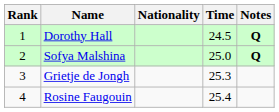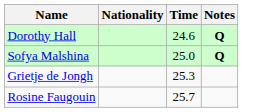- column: (23, 14)
(220, 35) 24.5 -> (184, 35) 24.6
(220, 96) 25.4 -> (184, 96) 25.7
